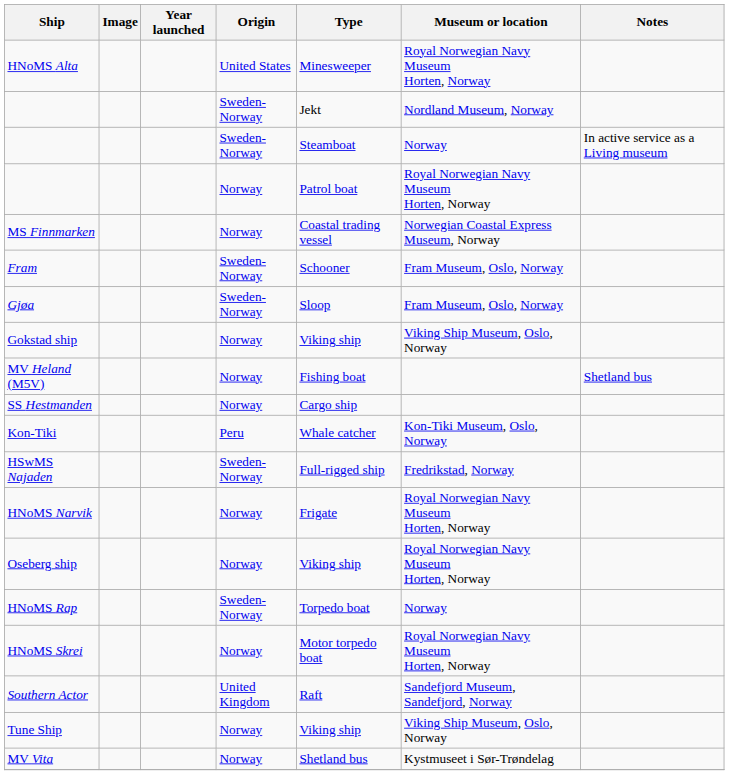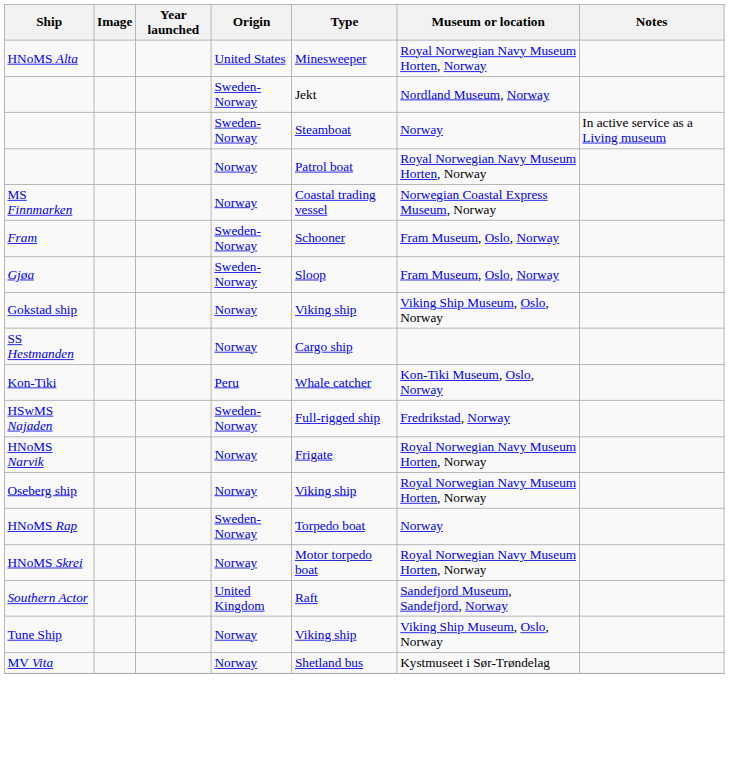- row: (39, 376)
